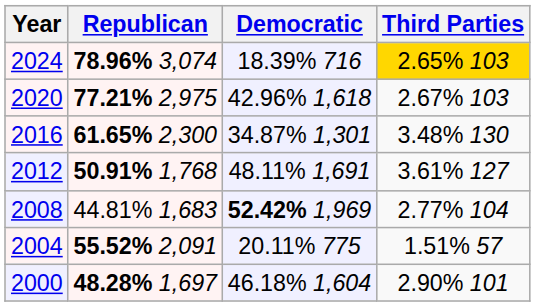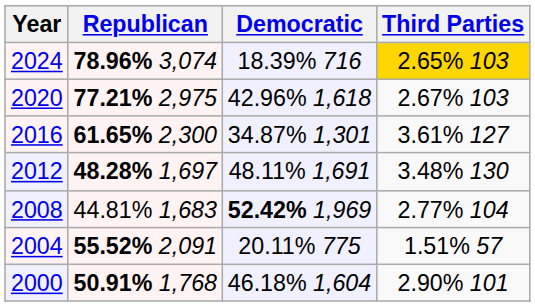(453, 135) 3.48% 130 -> (453, 135) 3.61% 127
(145, 172) 50.91% 1,768 -> (145, 172) 48.28% 1,697
(453, 172) 3.61% 127 -> (453, 172) 3.48% 130
(145, 282) 48.28% 1,697 -> (145, 282) 50.91% 1,768
